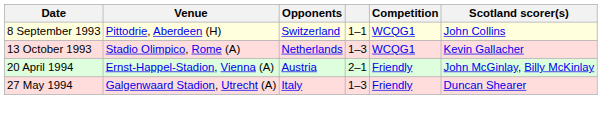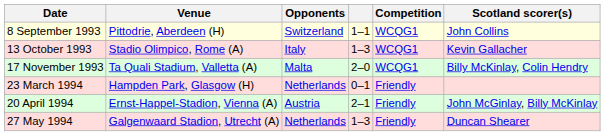(312, 49) Netherlands -> (295, 49) Italy
+ row: (55, 67)
+ row: (45, 85)
(292, 85) Italy -> (315, 121) Netherlands
